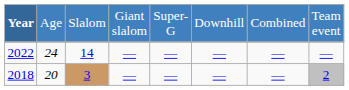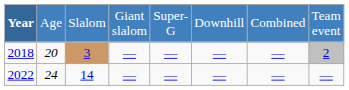rows swapped: (21, 74) <-> (21, 53)
